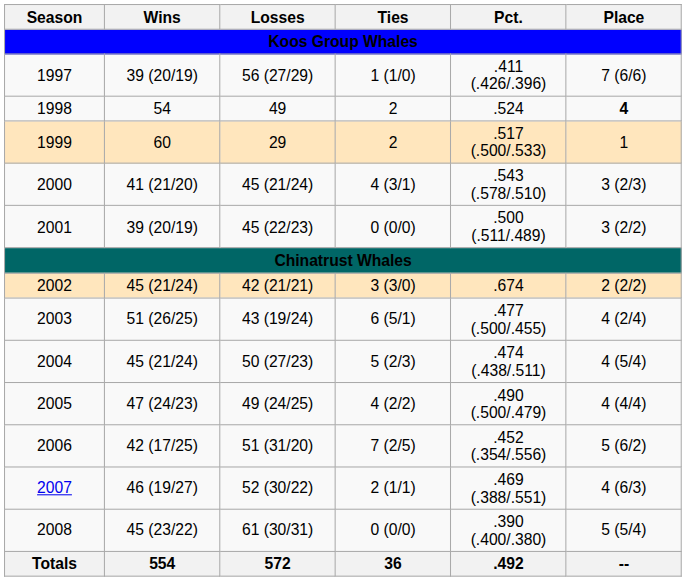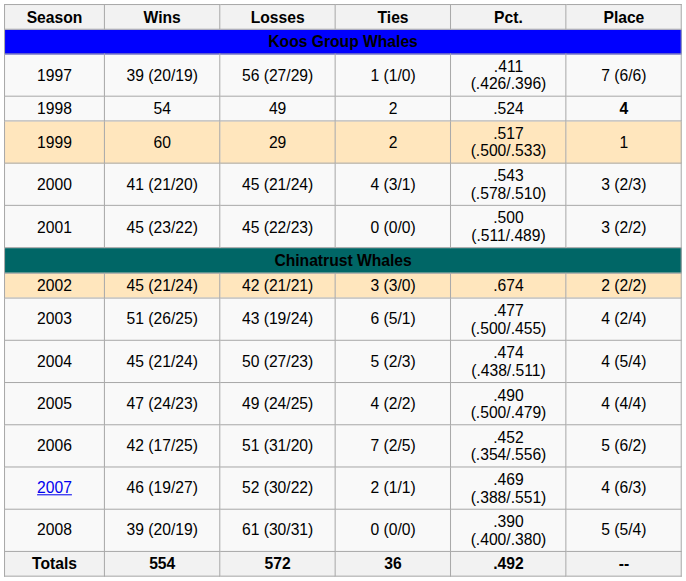(162, 227) 39 (20/19) -> (162, 227) 45 (23/22)
(162, 530) 45 (23/22) -> (162, 530) 39 (20/19)
